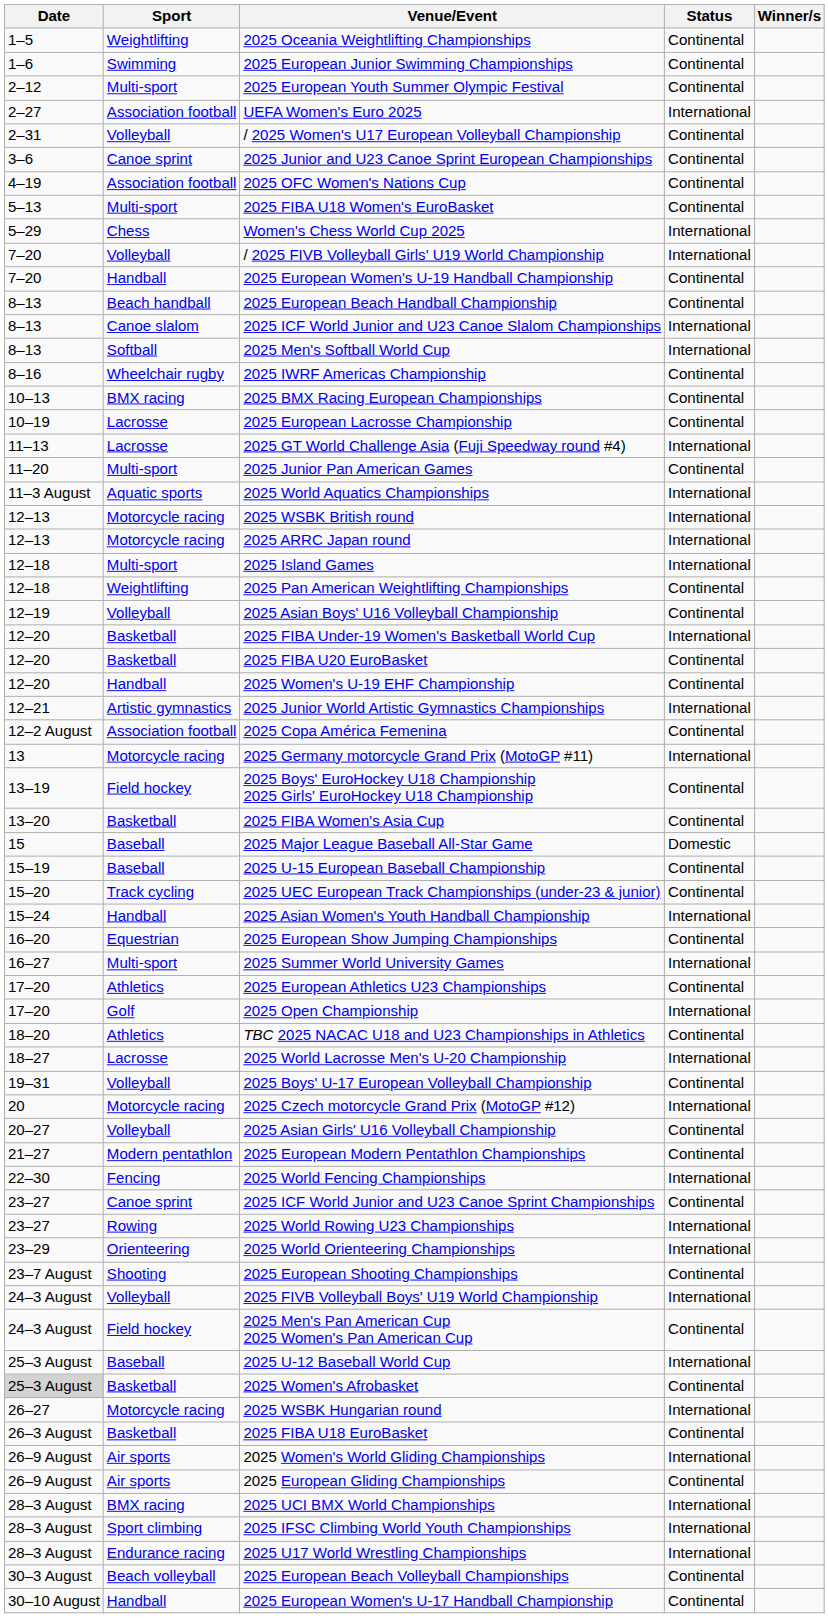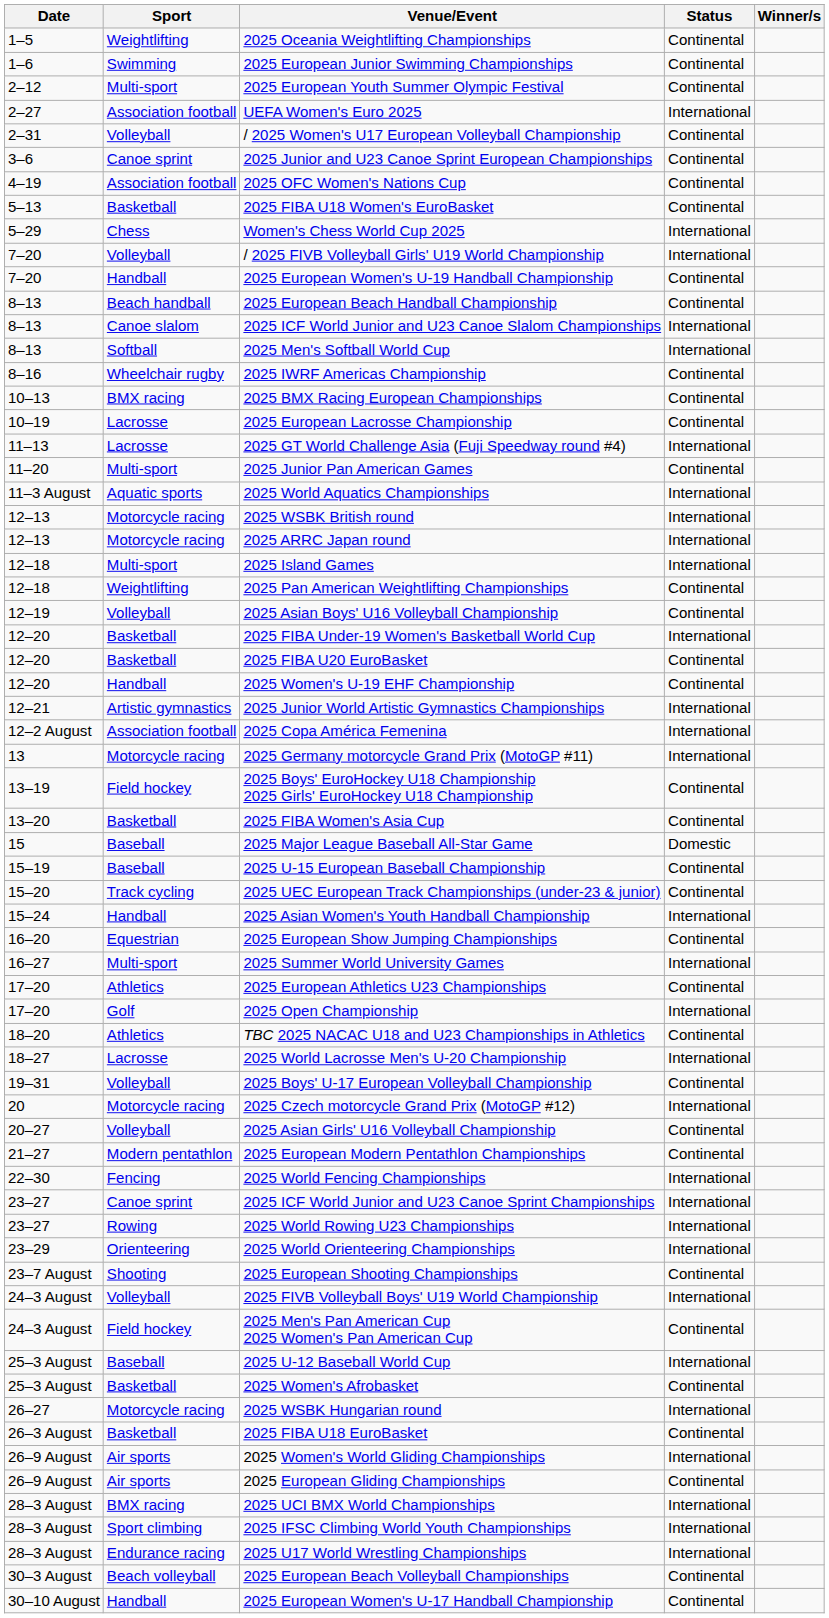(142, 207) Multi-sport -> (142, 207) Basketball
(706, 732) Continental -> (709, 732) International
(706, 1202) Continental -> (709, 1202) International
(50, 1386) lightgrey background -> (50, 1386) no background
